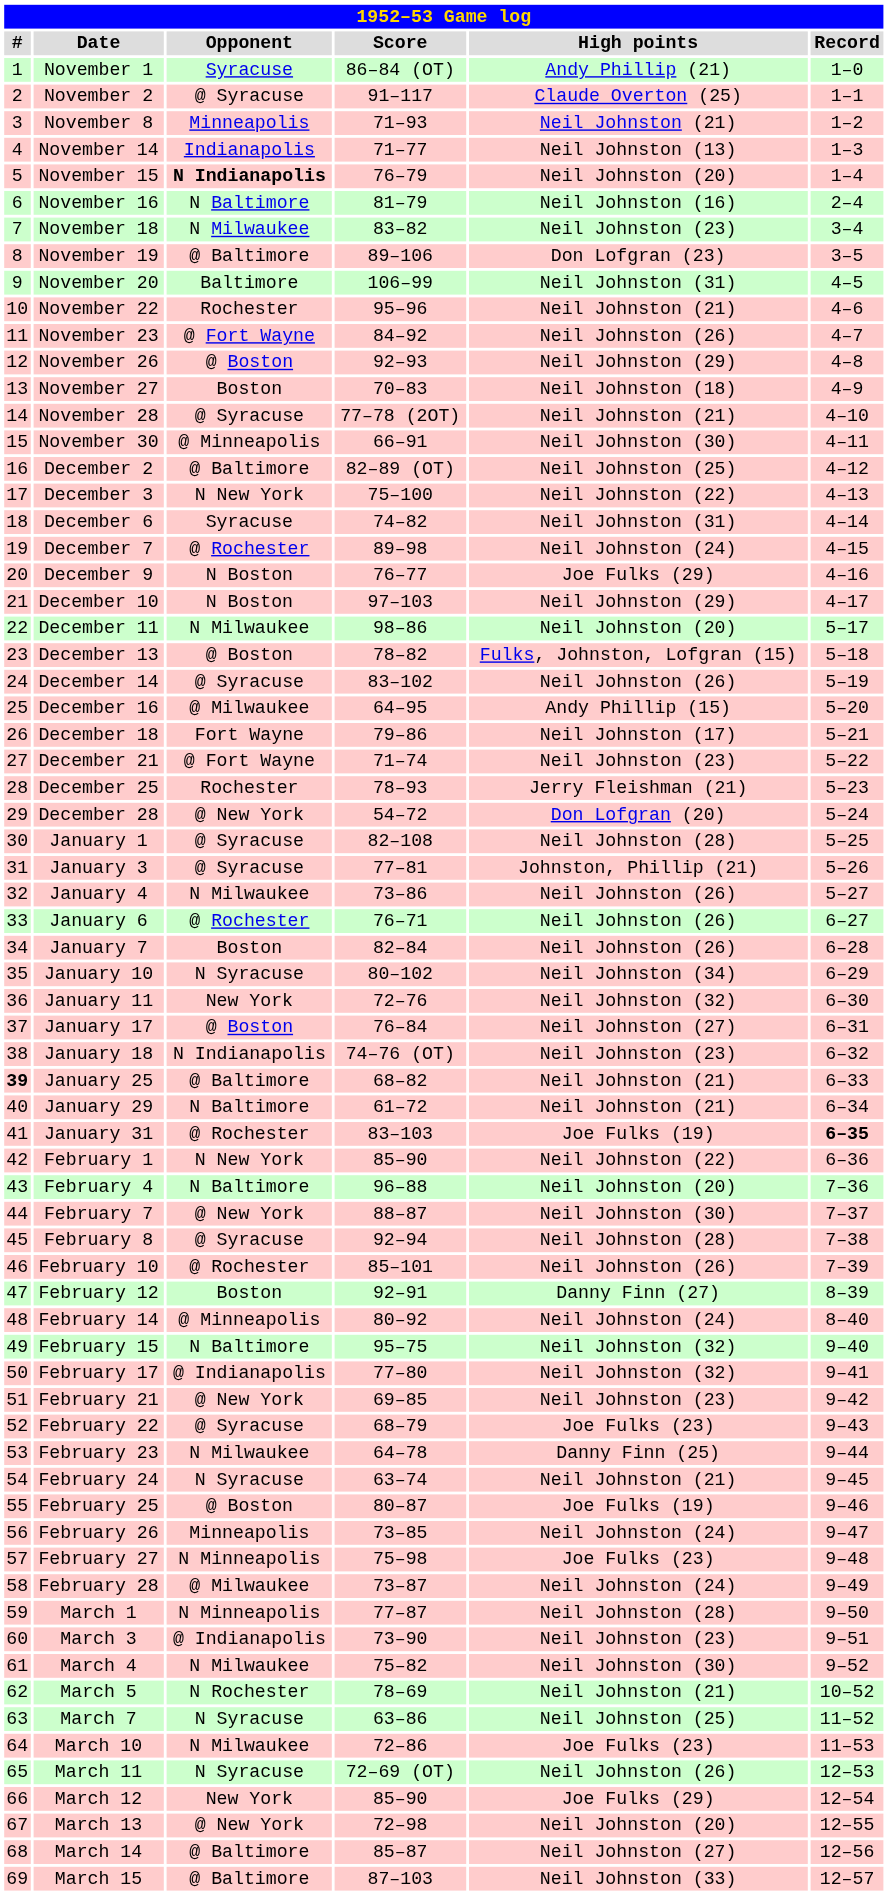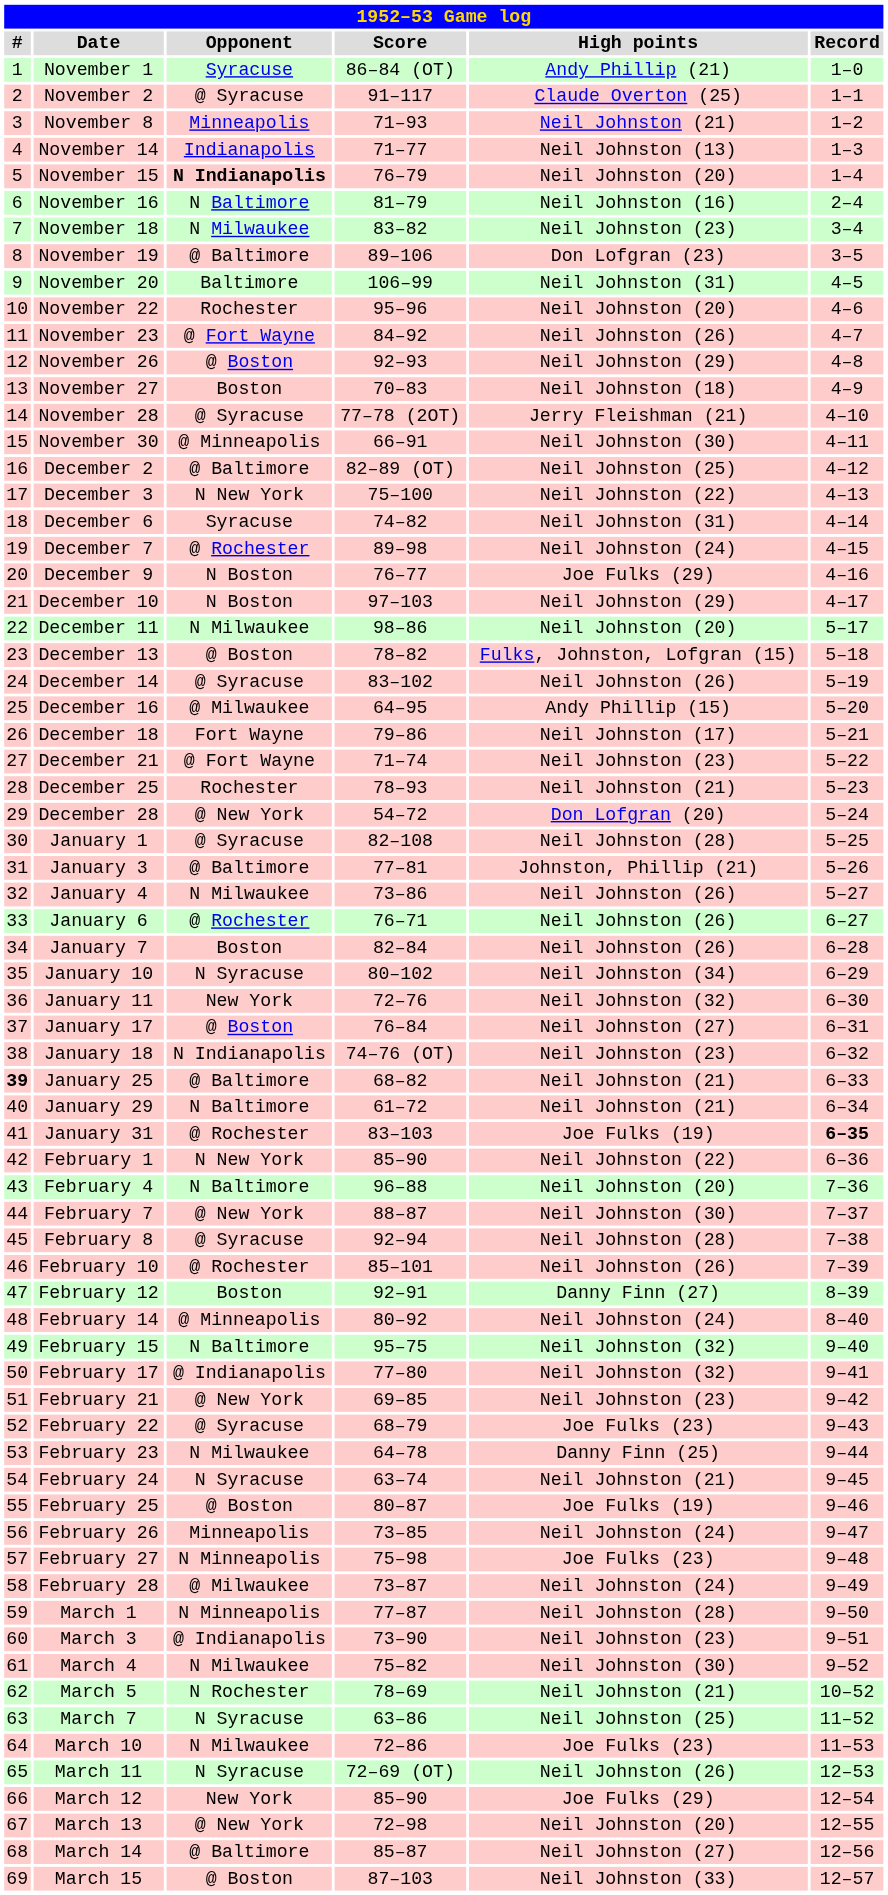(638, 309) Neil Johnston (21) -> (638, 309) Neil Johnston (20)
(638, 415) Neil Johnston (21) -> (638, 415) Jerry Fleishman (21)
(638, 788) Jerry Fleishman (21) -> (638, 788) Neil Johnston (21)
(249, 867) @ Syracuse -> (249, 867) @ Baltimore
(249, 1878) @ Baltimore -> (249, 1878) @ Boston
